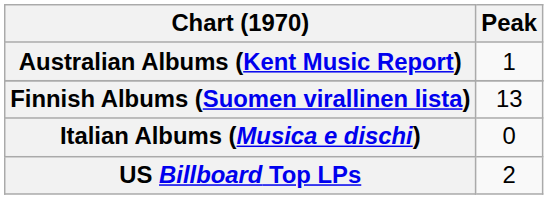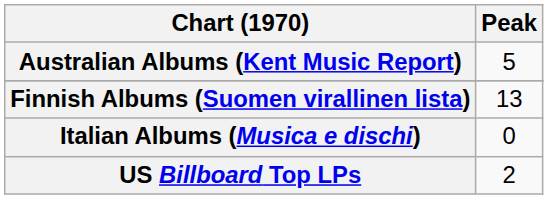(509, 61) 1 -> (509, 61) 5
